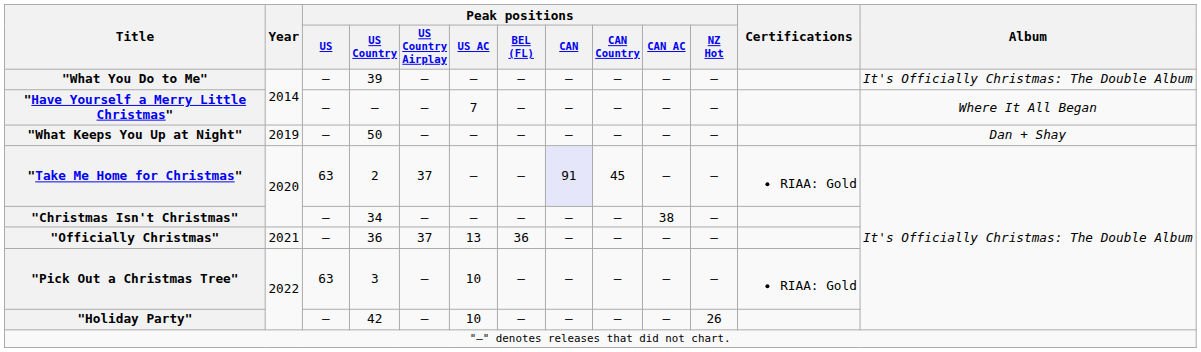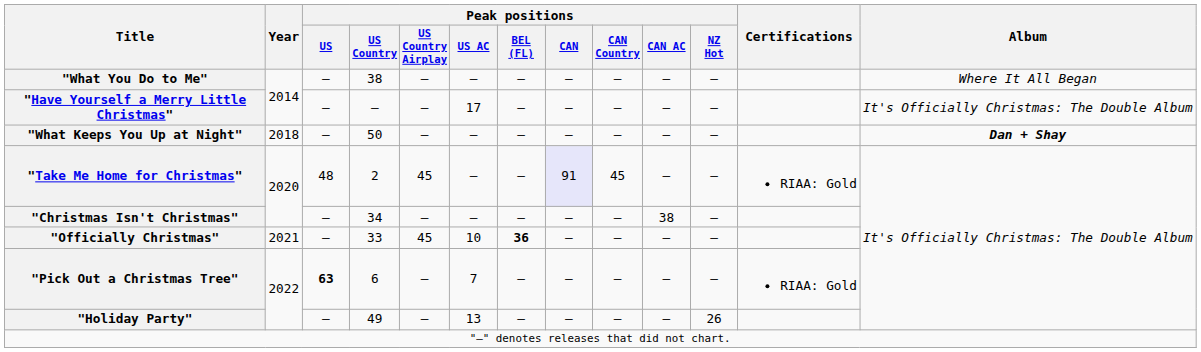(375, 79) 39 -> (375, 79) 38
(1028, 79) It's Officially Christmas: The Double Album -> (1028, 79) Where It All Began
(473, 107) 7 -> (473, 107) 17
(1028, 107) Where It All Began -> (1028, 107) It's Officially Christmas: The Double Album
(284, 135) 2019 -> (284, 135) 2018
(1028, 135) normal -> (1028, 135) bold
(326, 176) 63 -> (326, 176) 48
(425, 176) 37 -> (425, 176) 45
(375, 238) 36 -> (375, 238) 33
(425, 238) 37 -> (425, 238) 45
(473, 238) 13 -> (473, 238) 10
(521, 238) normal -> (521, 238) bold
(326, 279) normal -> (326, 279) bold
(375, 279) 3 -> (375, 279) 6
(473, 279) 10 -> (473, 279) 7
(375, 319) 42 -> (375, 319) 49
(473, 319) 10 -> (473, 319) 13
